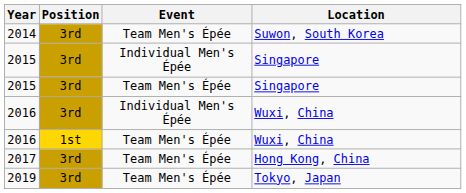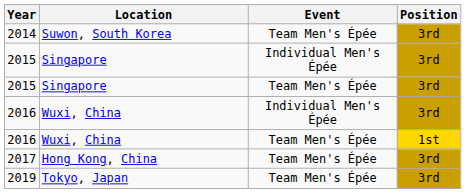columns swapped: (356, 14) <-> (71, 14)
